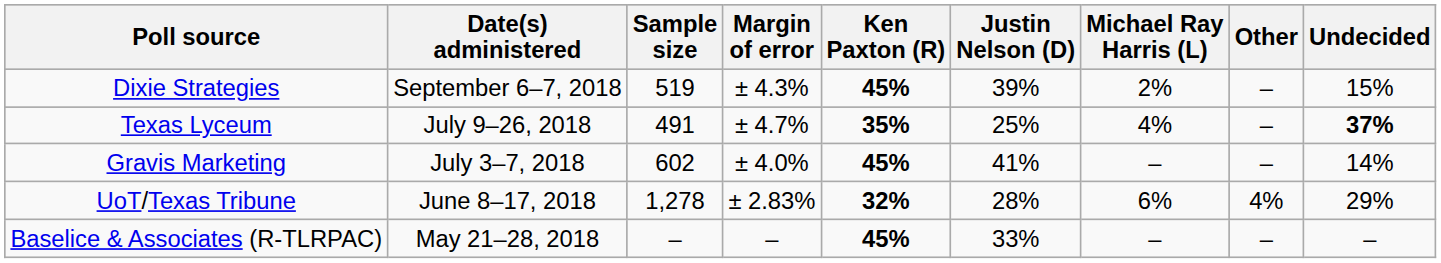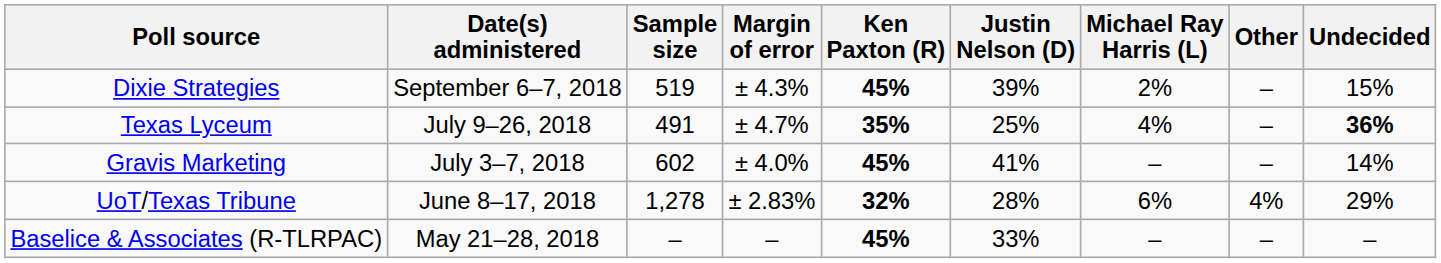(1370, 125) 37% -> (1370, 125) 36%
